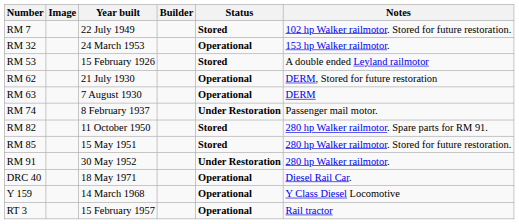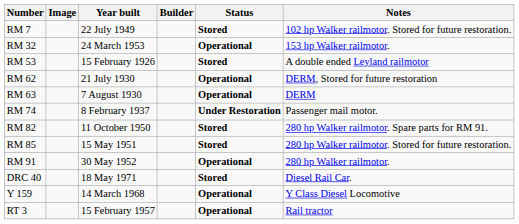(239, 161) Under Restoration -> (225, 161) Operational
(225, 177) Operational -> (213, 177) Stored
